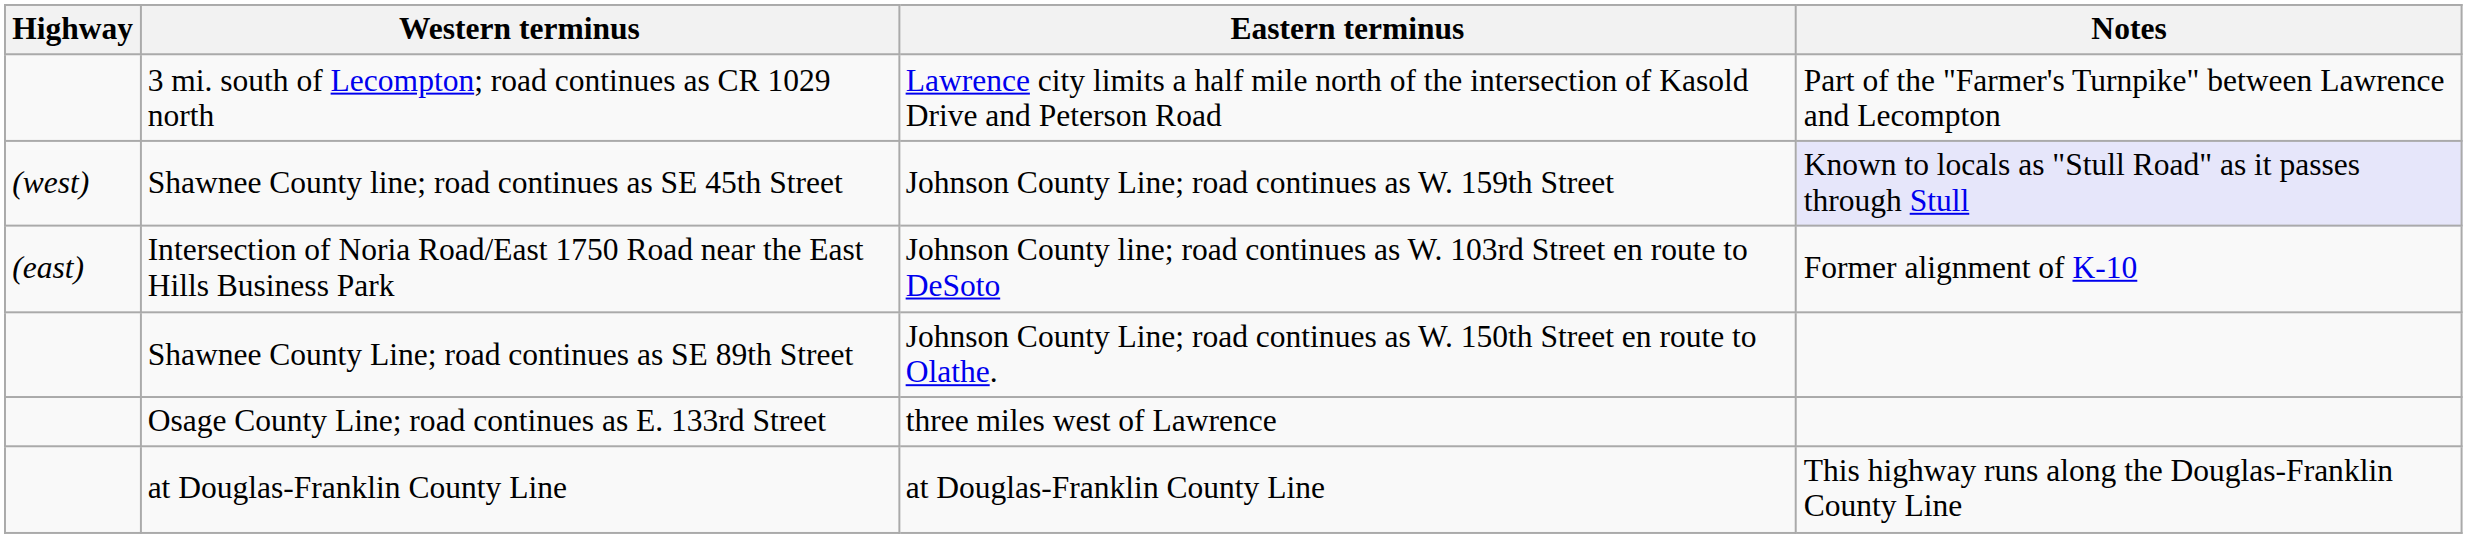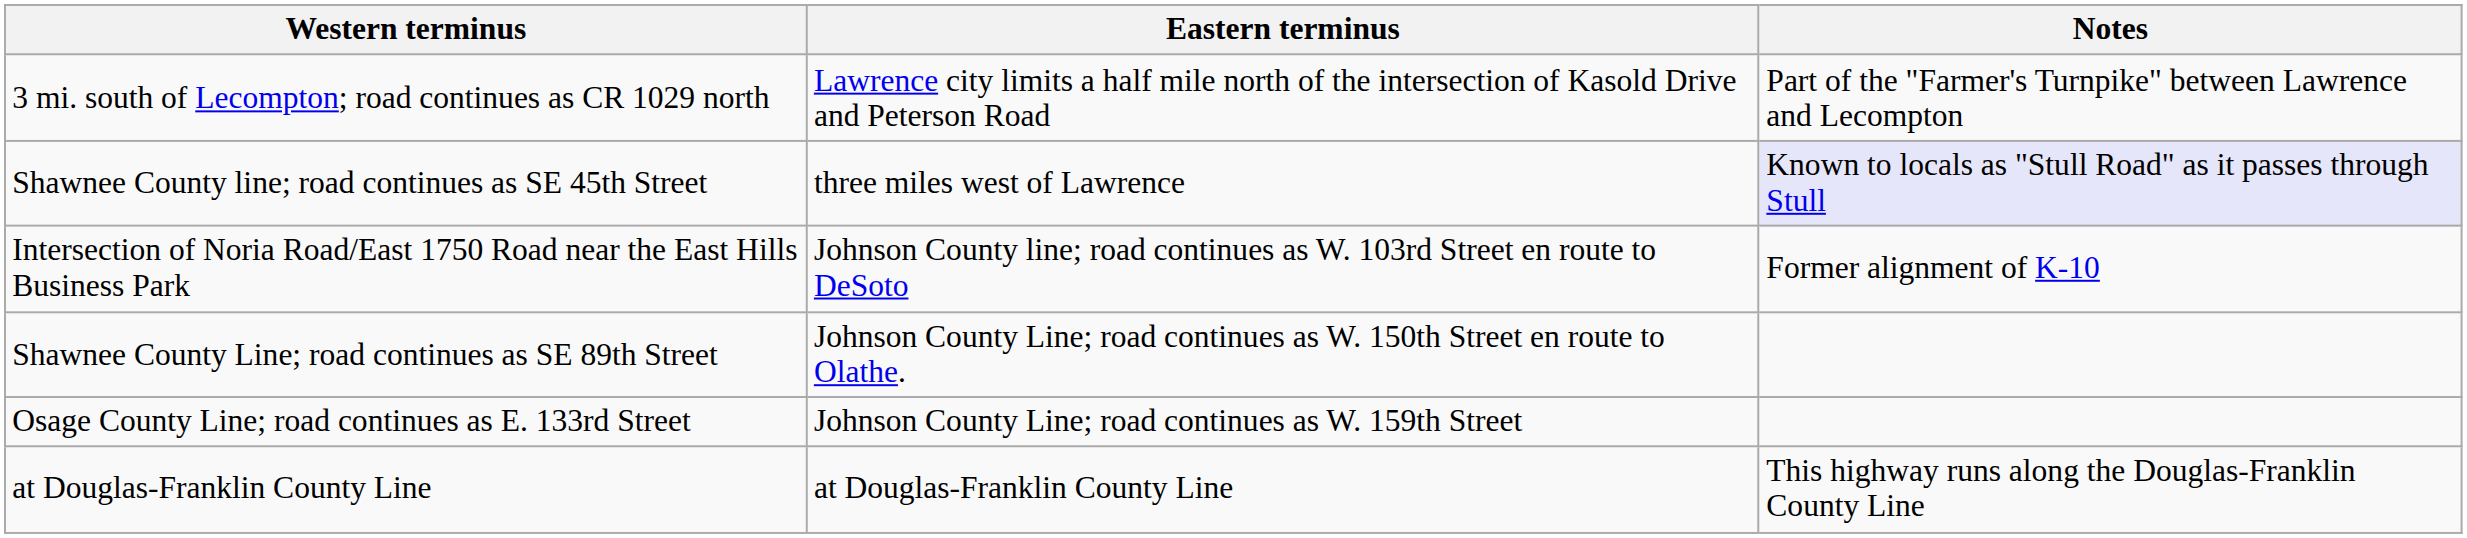- column: (73, 29)
(1260, 182) Johnson County Line; road continues as W. 159th Street -> (999, 182) three miles west of Lawrence
(1091, 421) three miles west of Lawrence -> (1168, 421) Johnson County Line; road continues as W. 159th Street
